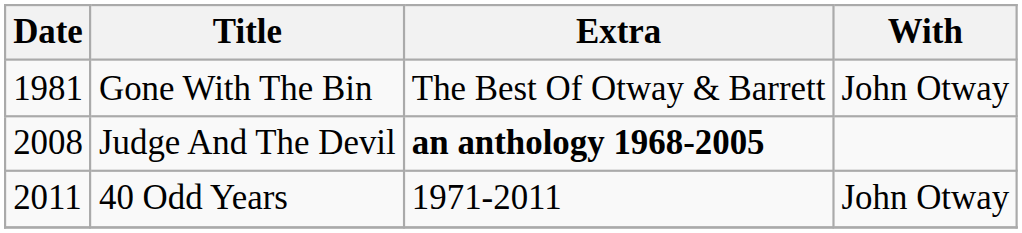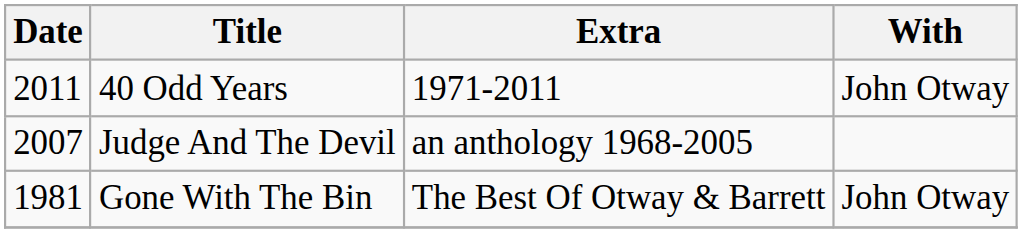rows swapped: (236, 87) <-> (193, 198)
(48, 142) 2008 -> (48, 142) 2007
(588, 142) bold -> (582, 142) normal
